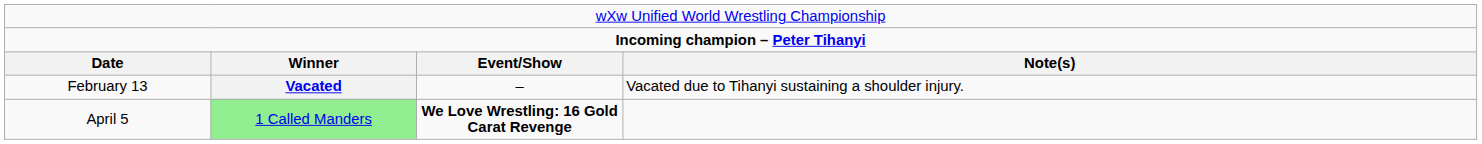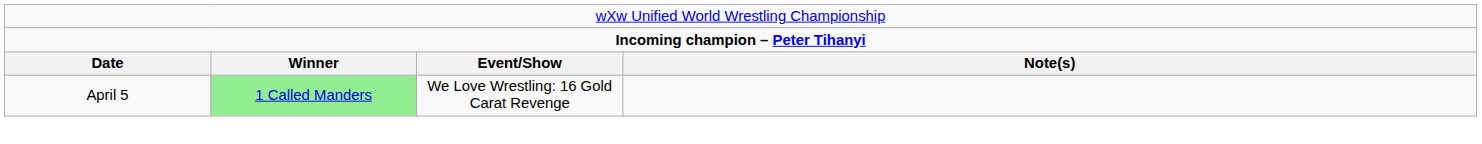- row: (108, 87)
(520, 119) bold -> (520, 95) normal
